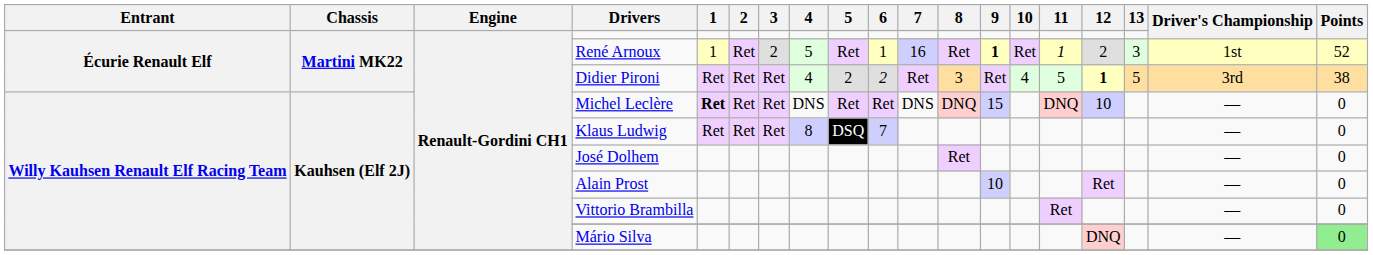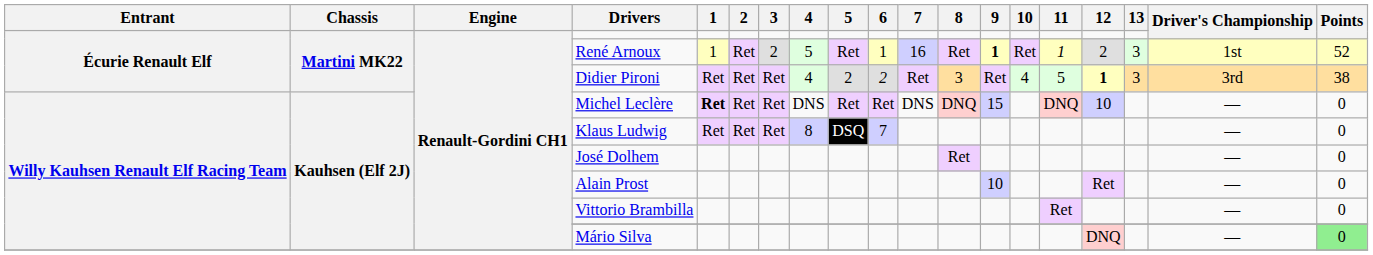(1136, 77) 5 -> (1136, 77) 3
